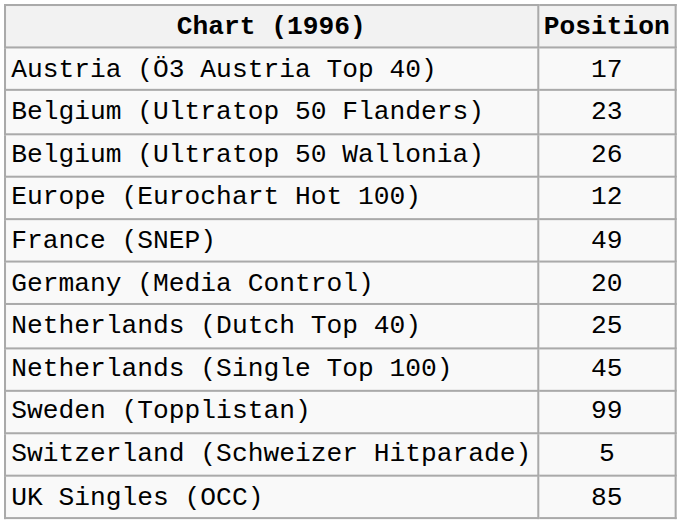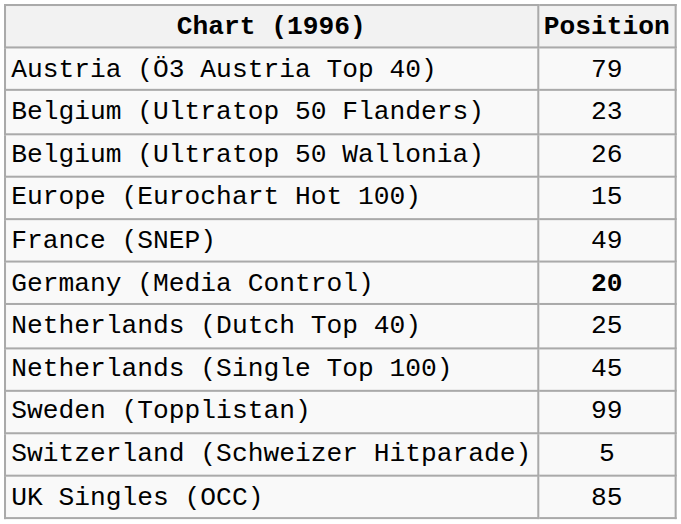(607, 69) 17 -> (607, 69) 79
(607, 198) 12 -> (607, 198) 15
(607, 283) normal -> (607, 283) bold
